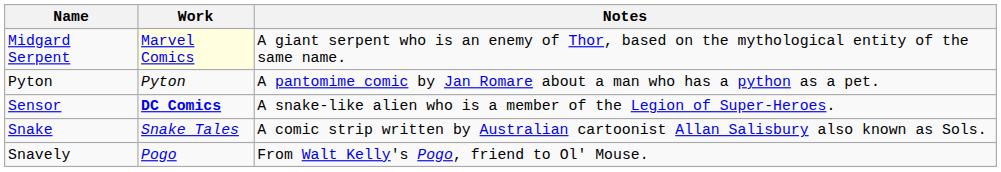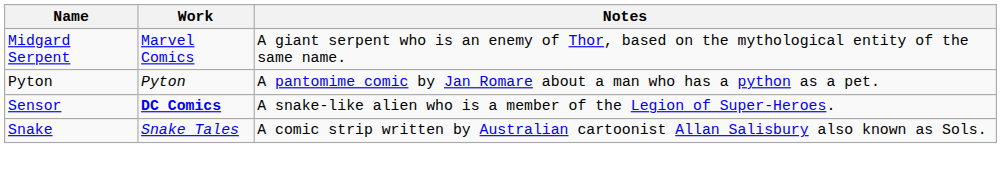(168, 49) lightyellow background -> (168, 49) no background
- row: (39, 155)
